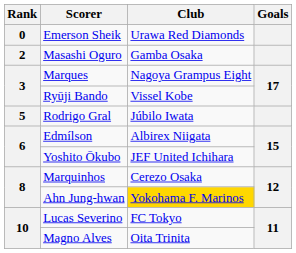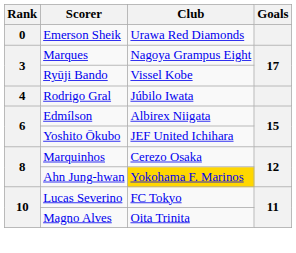- row: (82, 55)
(22, 116) 5 -> (22, 95) 4
